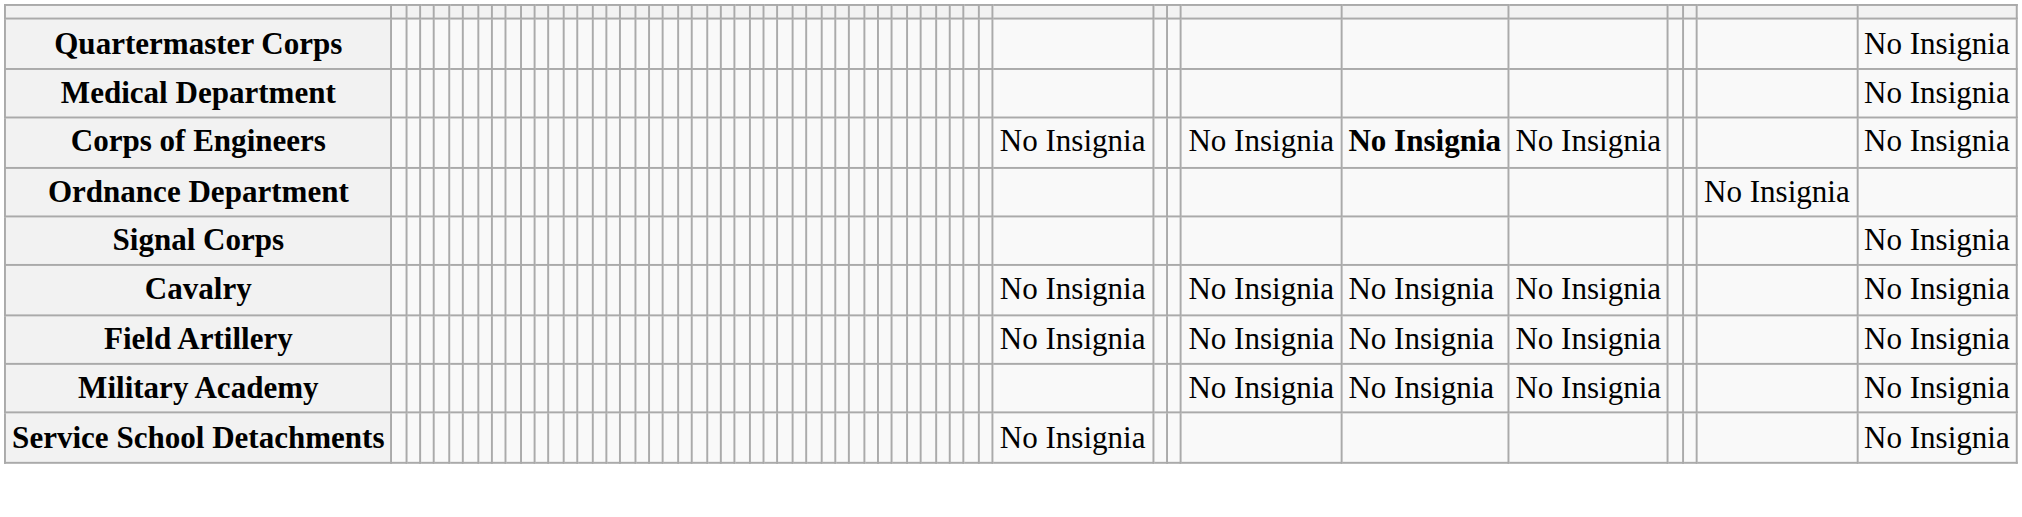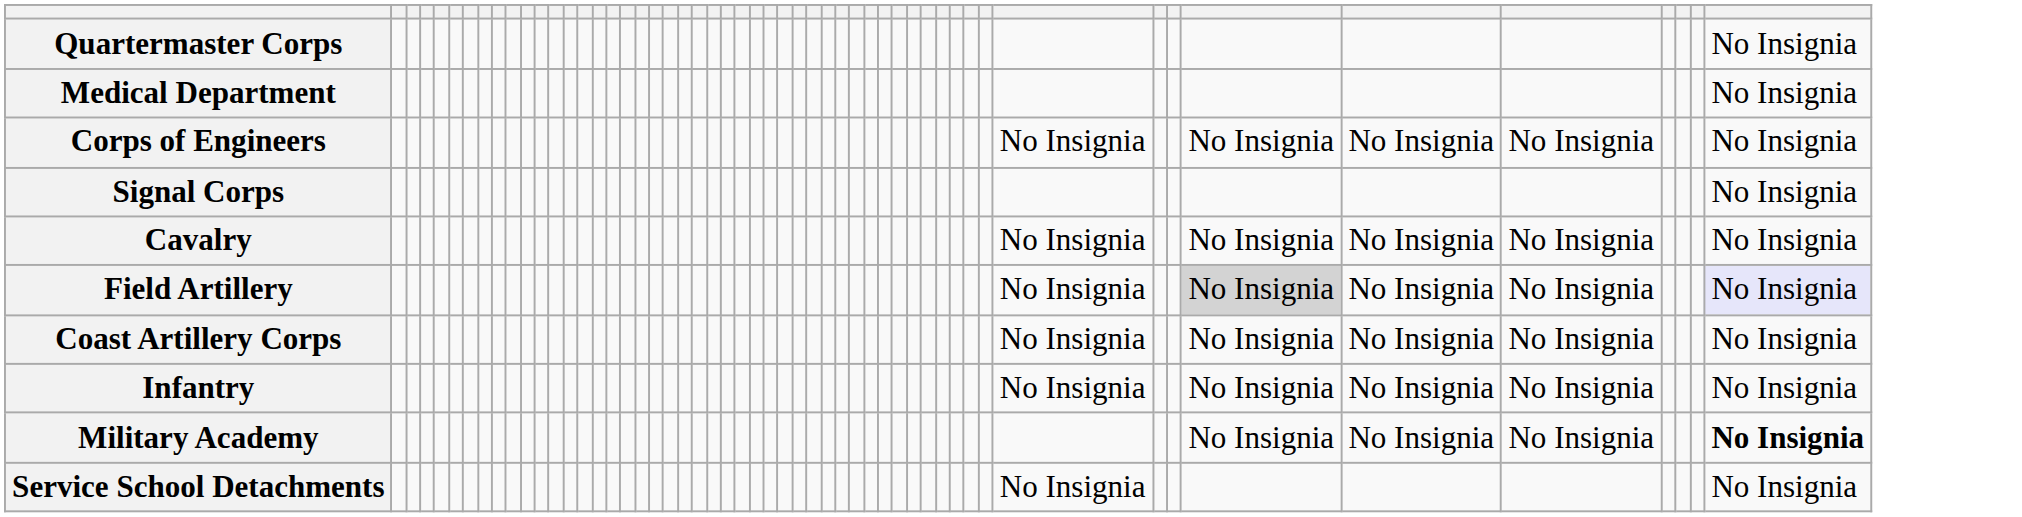(1425, 141) bold -> (1421, 141) normal
- row: (198, 191)
(1261, 338) no background -> (1261, 289) lightgrey background
(1937, 338) no background -> (1784, 289) lavender background
+ row: (198, 338)
+ row: (198, 388)
(1937, 388) normal -> (1788, 437) bold
